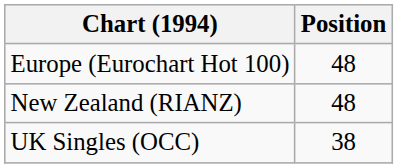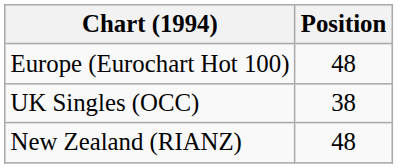rows swapped: (126, 102) <-> (105, 142)
